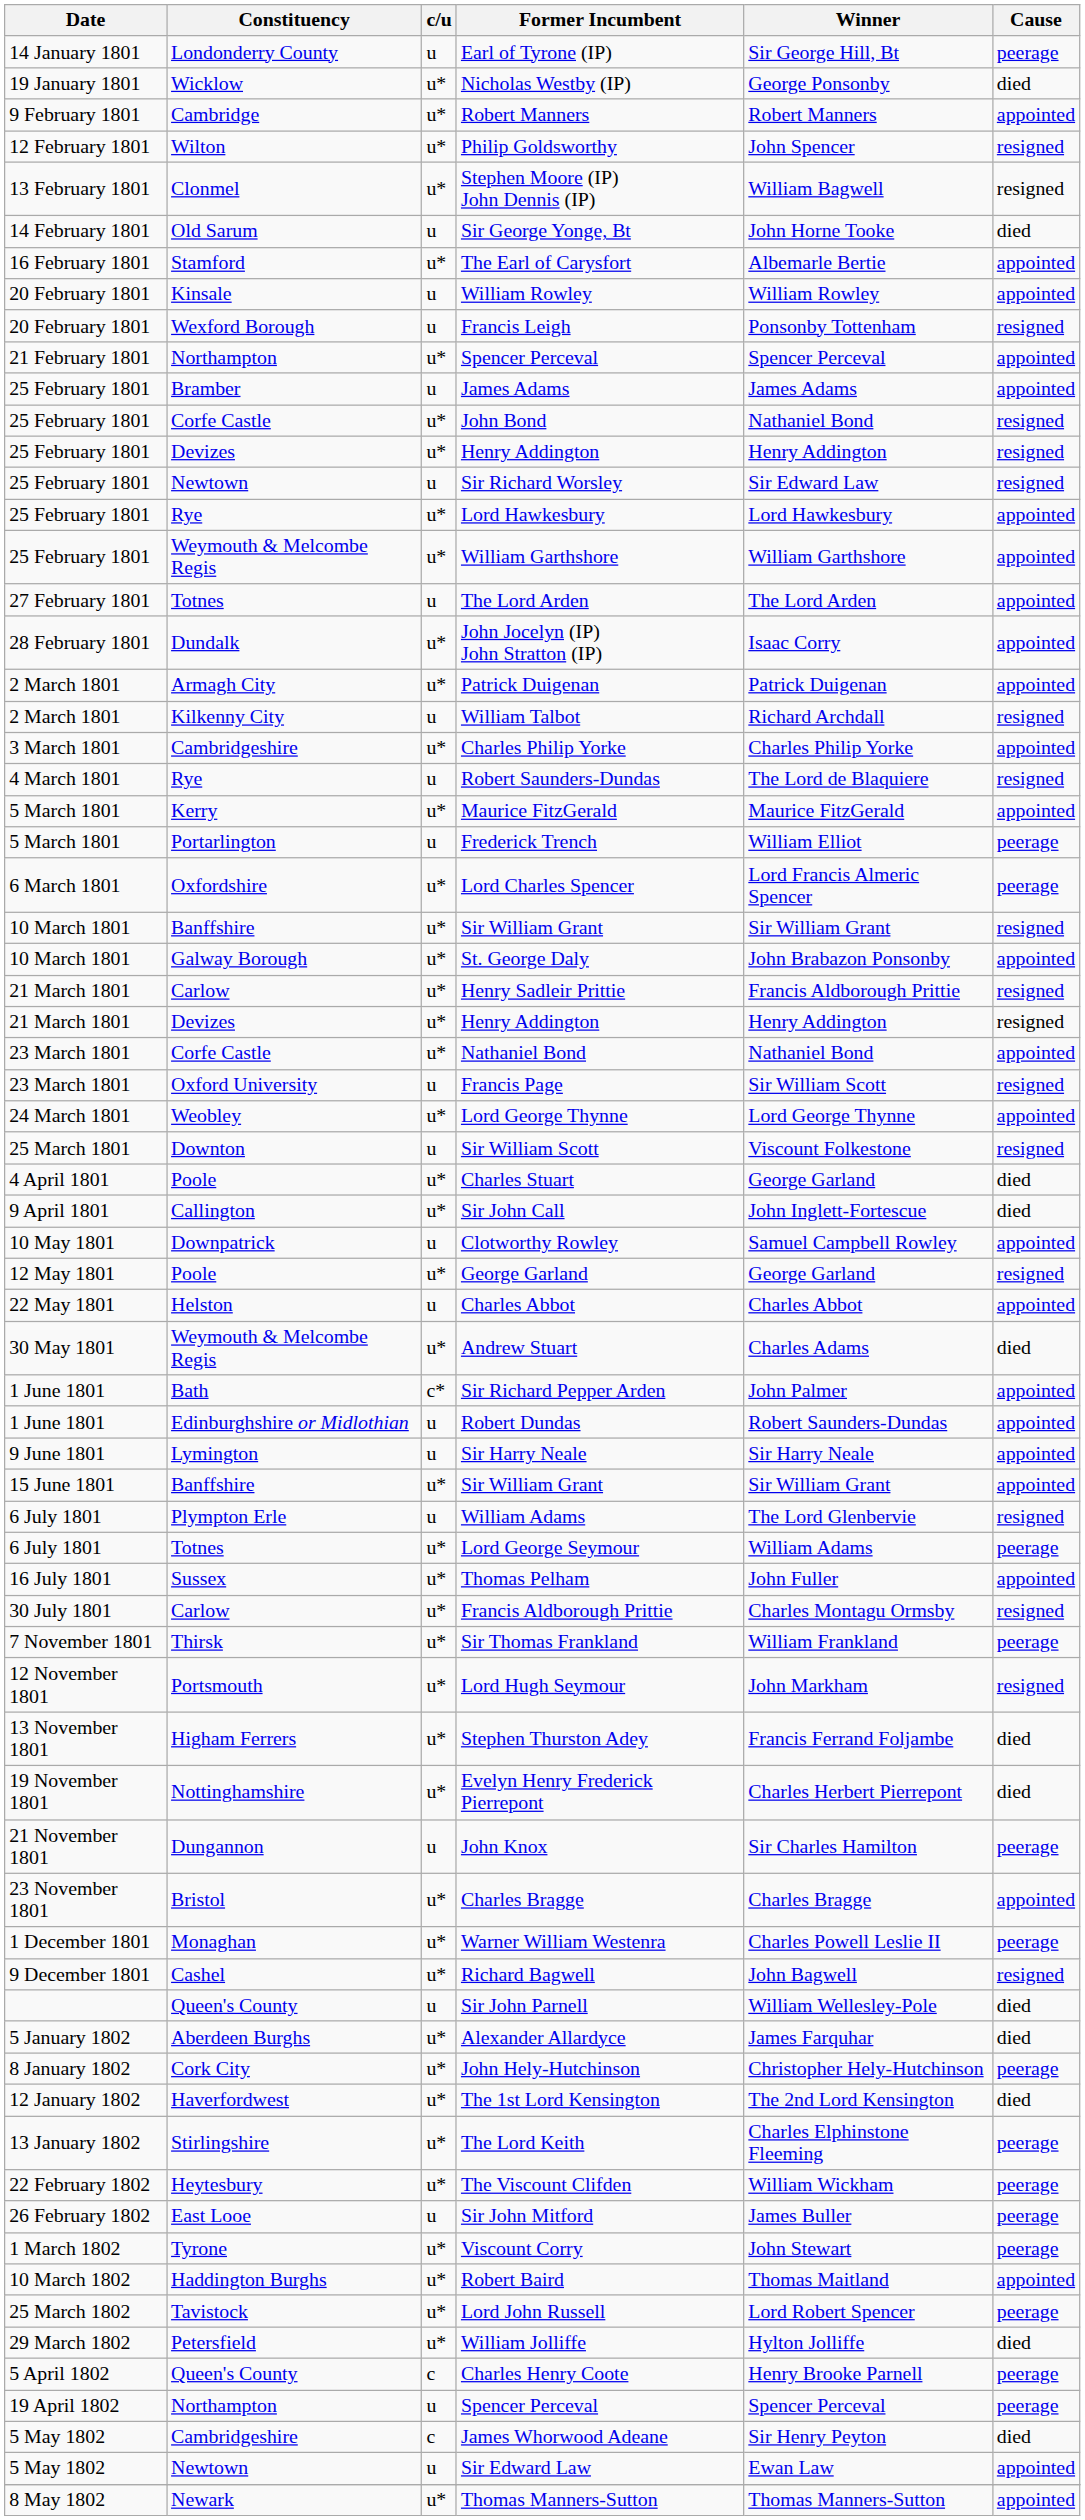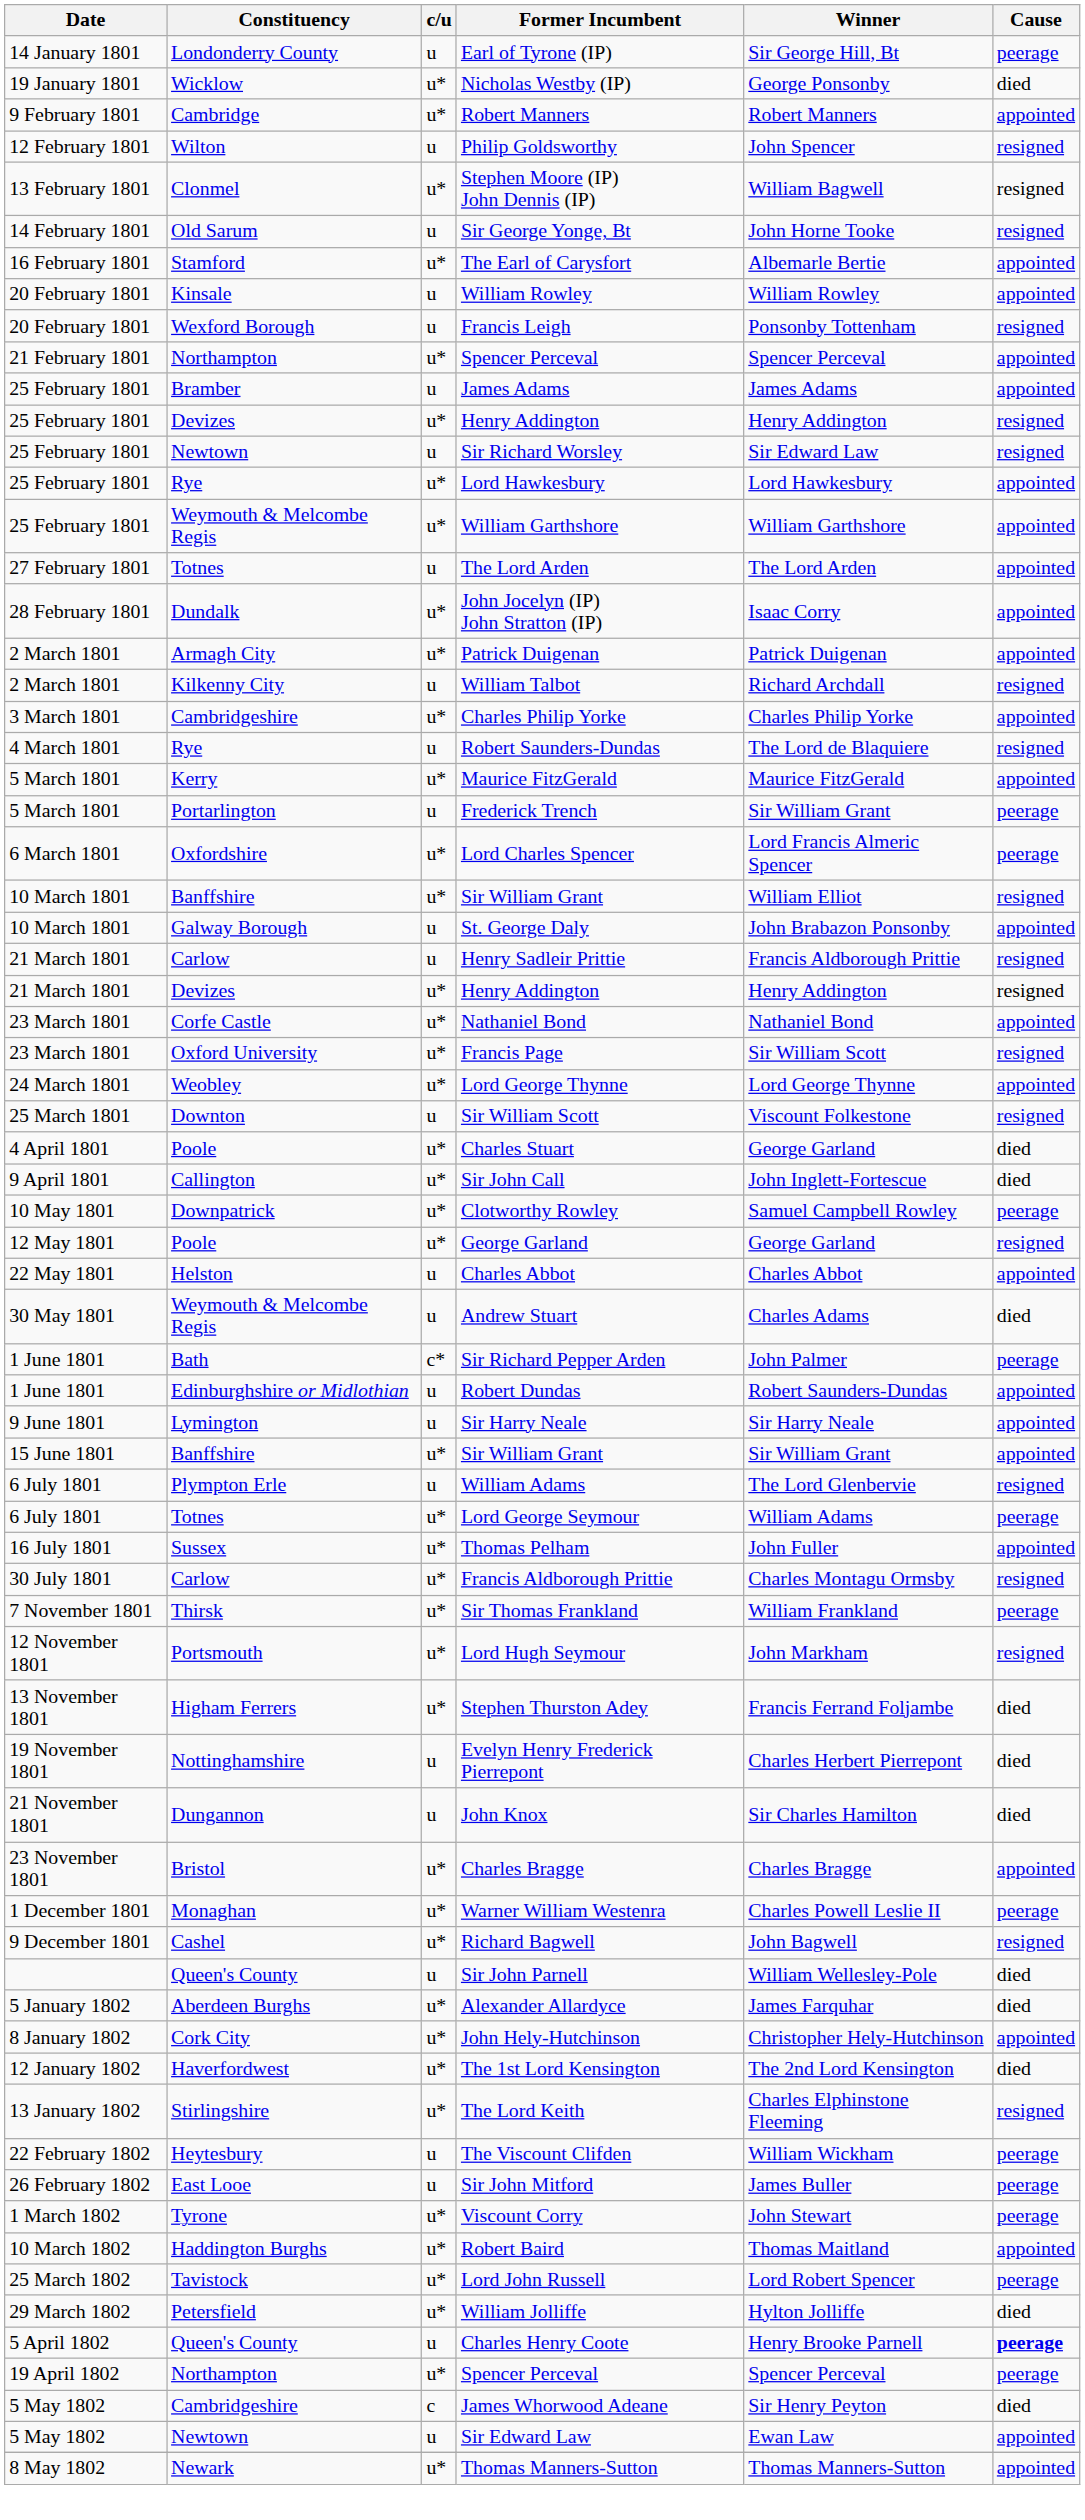(436, 146) u* -> (431, 146) u
(1014, 231) died -> (1030, 231) resigned
- row: (80, 420)
(805, 842) William Elliot -> (819, 810) Sir William Grant
(819, 927) Sir William Grant -> (805, 896) William Elliot
(436, 959) u* -> (431, 927) u
(436, 990) u* -> (431, 959) u
(431, 1084) u -> (436, 1053) u*
(431, 1242) u -> (436, 1210) u*
(1036, 1242) appointed -> (1028, 1210) peerage
(436, 1347) u* -> (431, 1316) u
(1036, 1390) appointed -> (1028, 1358) peerage
(436, 1792) u* -> (431, 1760) u
(1028, 1846) peerage -> (1014, 1814) died
(1028, 2068) peerage -> (1036, 2036) appointed
(1028, 2142) peerage -> (1030, 2111) resigned
(436, 2185) u* -> (431, 2153) u
(431, 2373) c -> (431, 2342) u
(1028, 2373) normal -> (1030, 2342) bold
(431, 2405) u -> (436, 2373) u*
